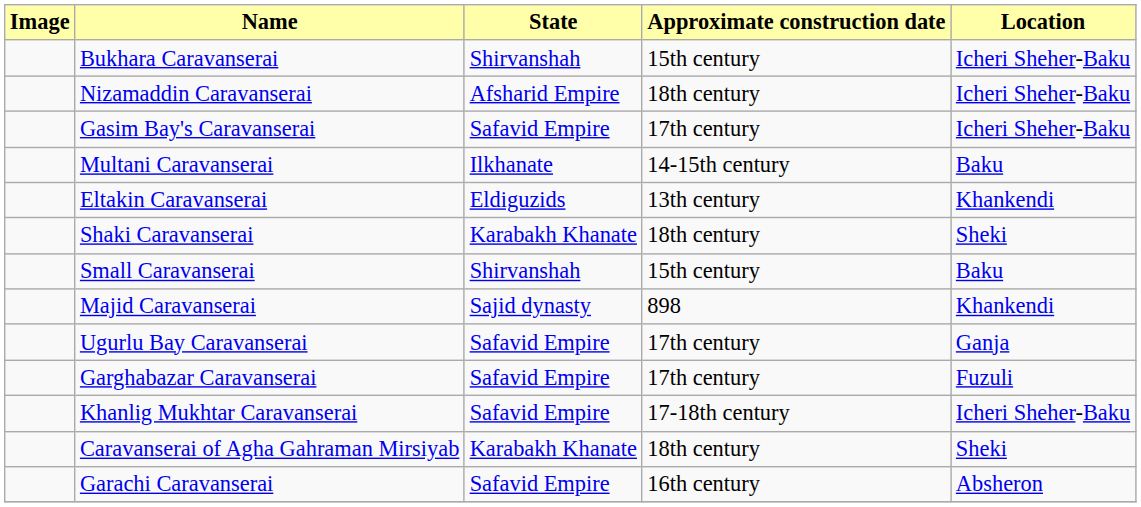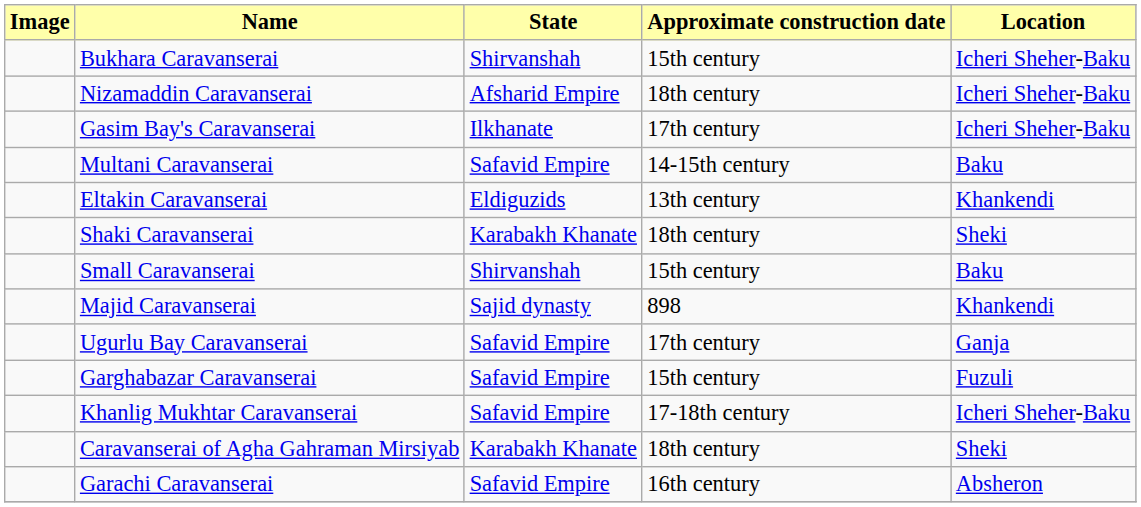(540, 128) Safavid Empire -> (511, 128) Ilkhanate
(511, 164) Ilkhanate -> (540, 164) Safavid Empire
(704, 377) 17th century -> (704, 377) 15th century
